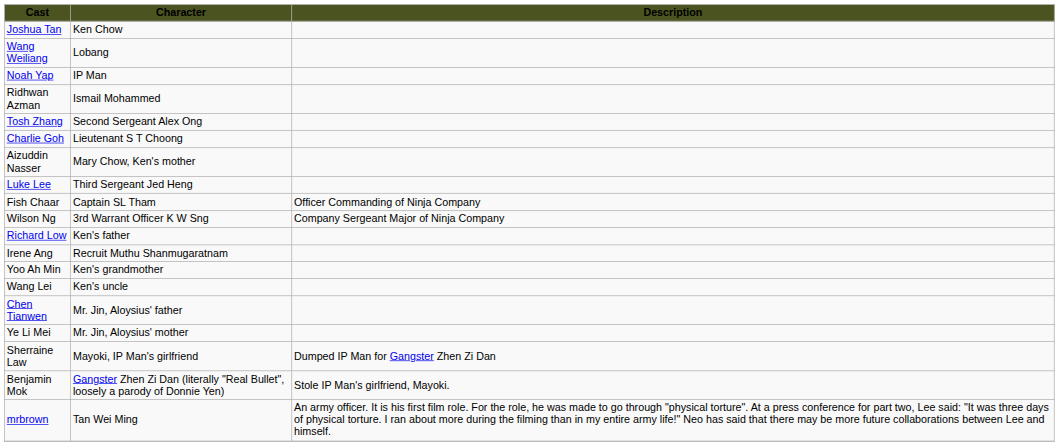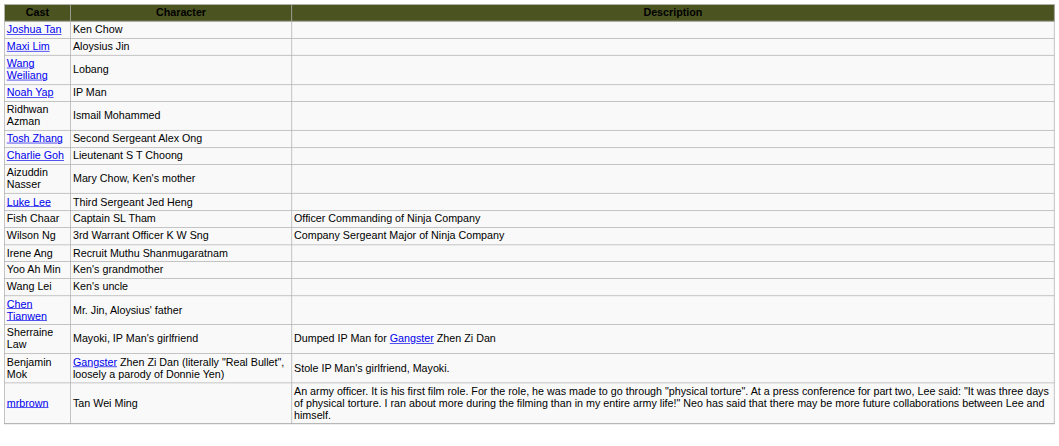+ row: (28, 47)
- row: (37, 236)
- row: (29, 333)
